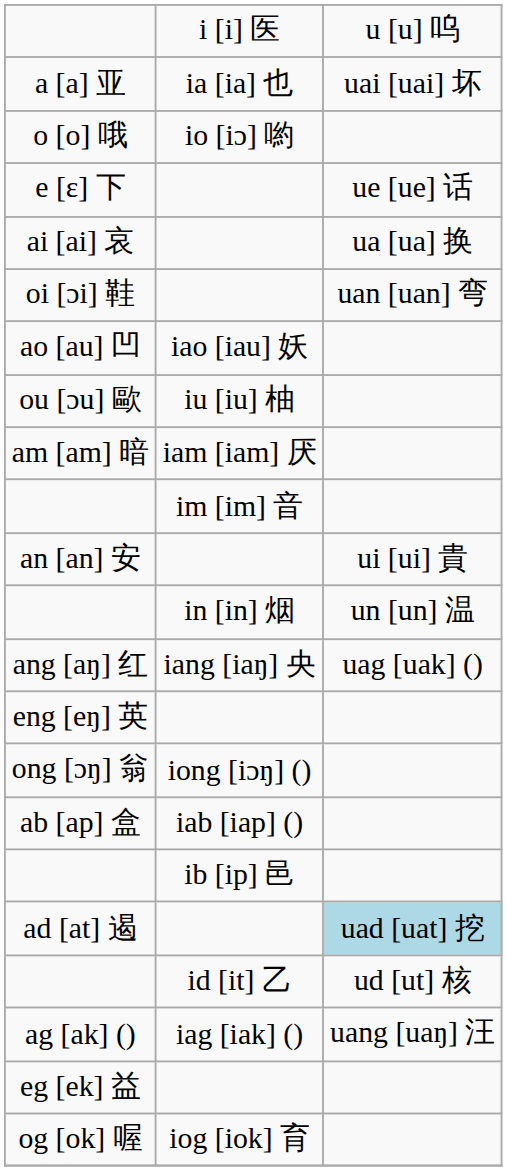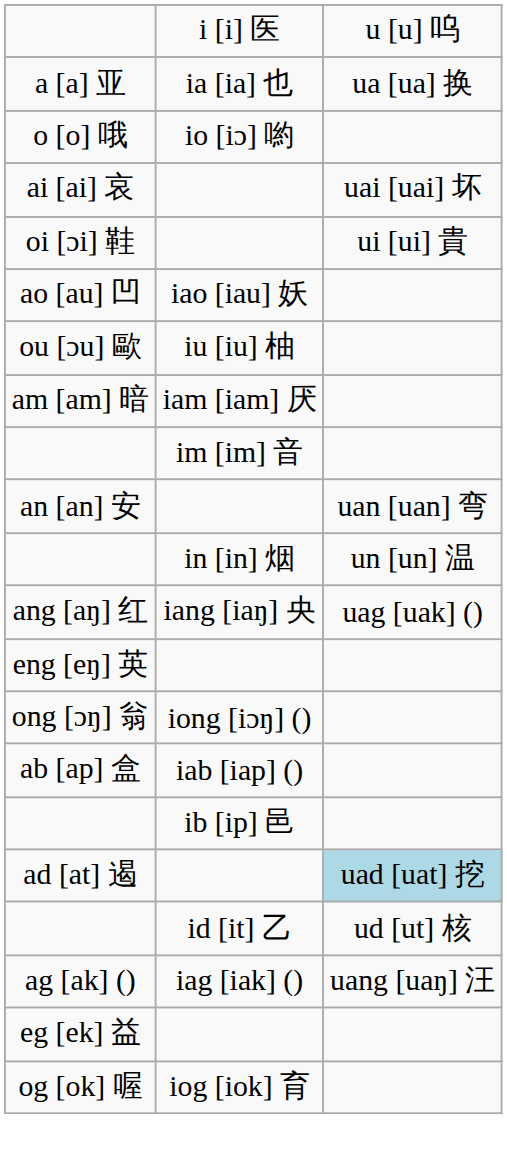(413, 82) uai [uai] 坏 -> (413, 82) ua [ua] 换
- row: (80, 188)
(413, 241) ua [ua] 换 -> (413, 188) uai [uai] 坏
(413, 293) uan [uan] 弯 -> (413, 241) ui [ui] 貴
(413, 557) ui [ui] 貴 -> (413, 504) uan [uan] 弯
